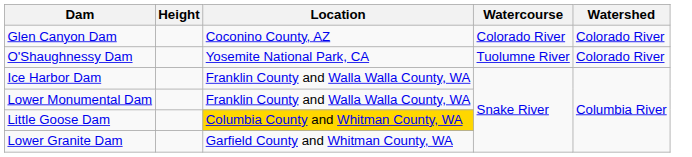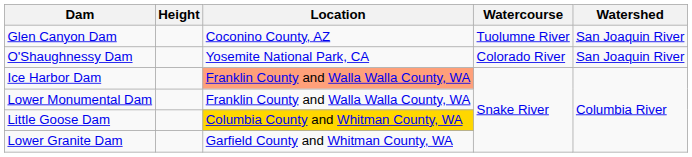(521, 36) Colorado River -> (523, 36) Tuolumne River
(620, 36) Colorado River -> (630, 36) San Joaquin River
(523, 57) Tuolumne River -> (521, 57) Colorado River
(620, 57) Colorado River -> (630, 57) San Joaquin River
(338, 78) no background -> (338, 78) lightsalmon background
